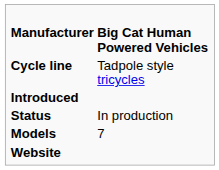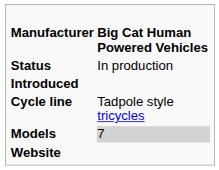rows swapped: (41, 65) <-> (31, 116)
(101, 134) no background -> (101, 134) lightgrey background
